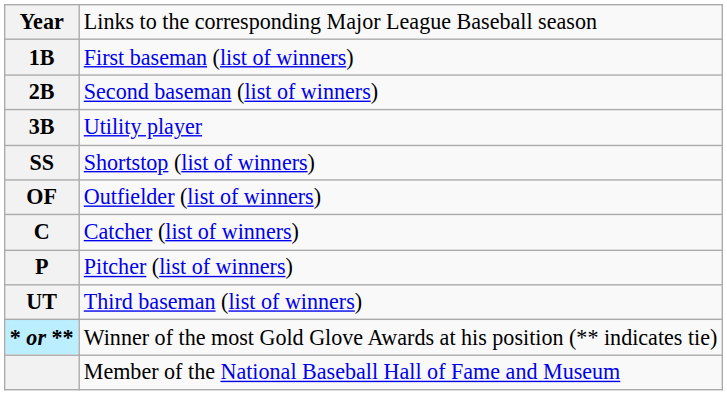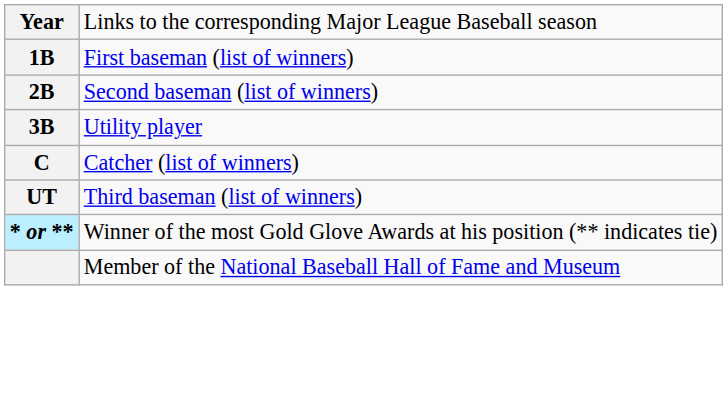- row: (42, 162)
- row: (42, 197)
- row: (42, 267)
